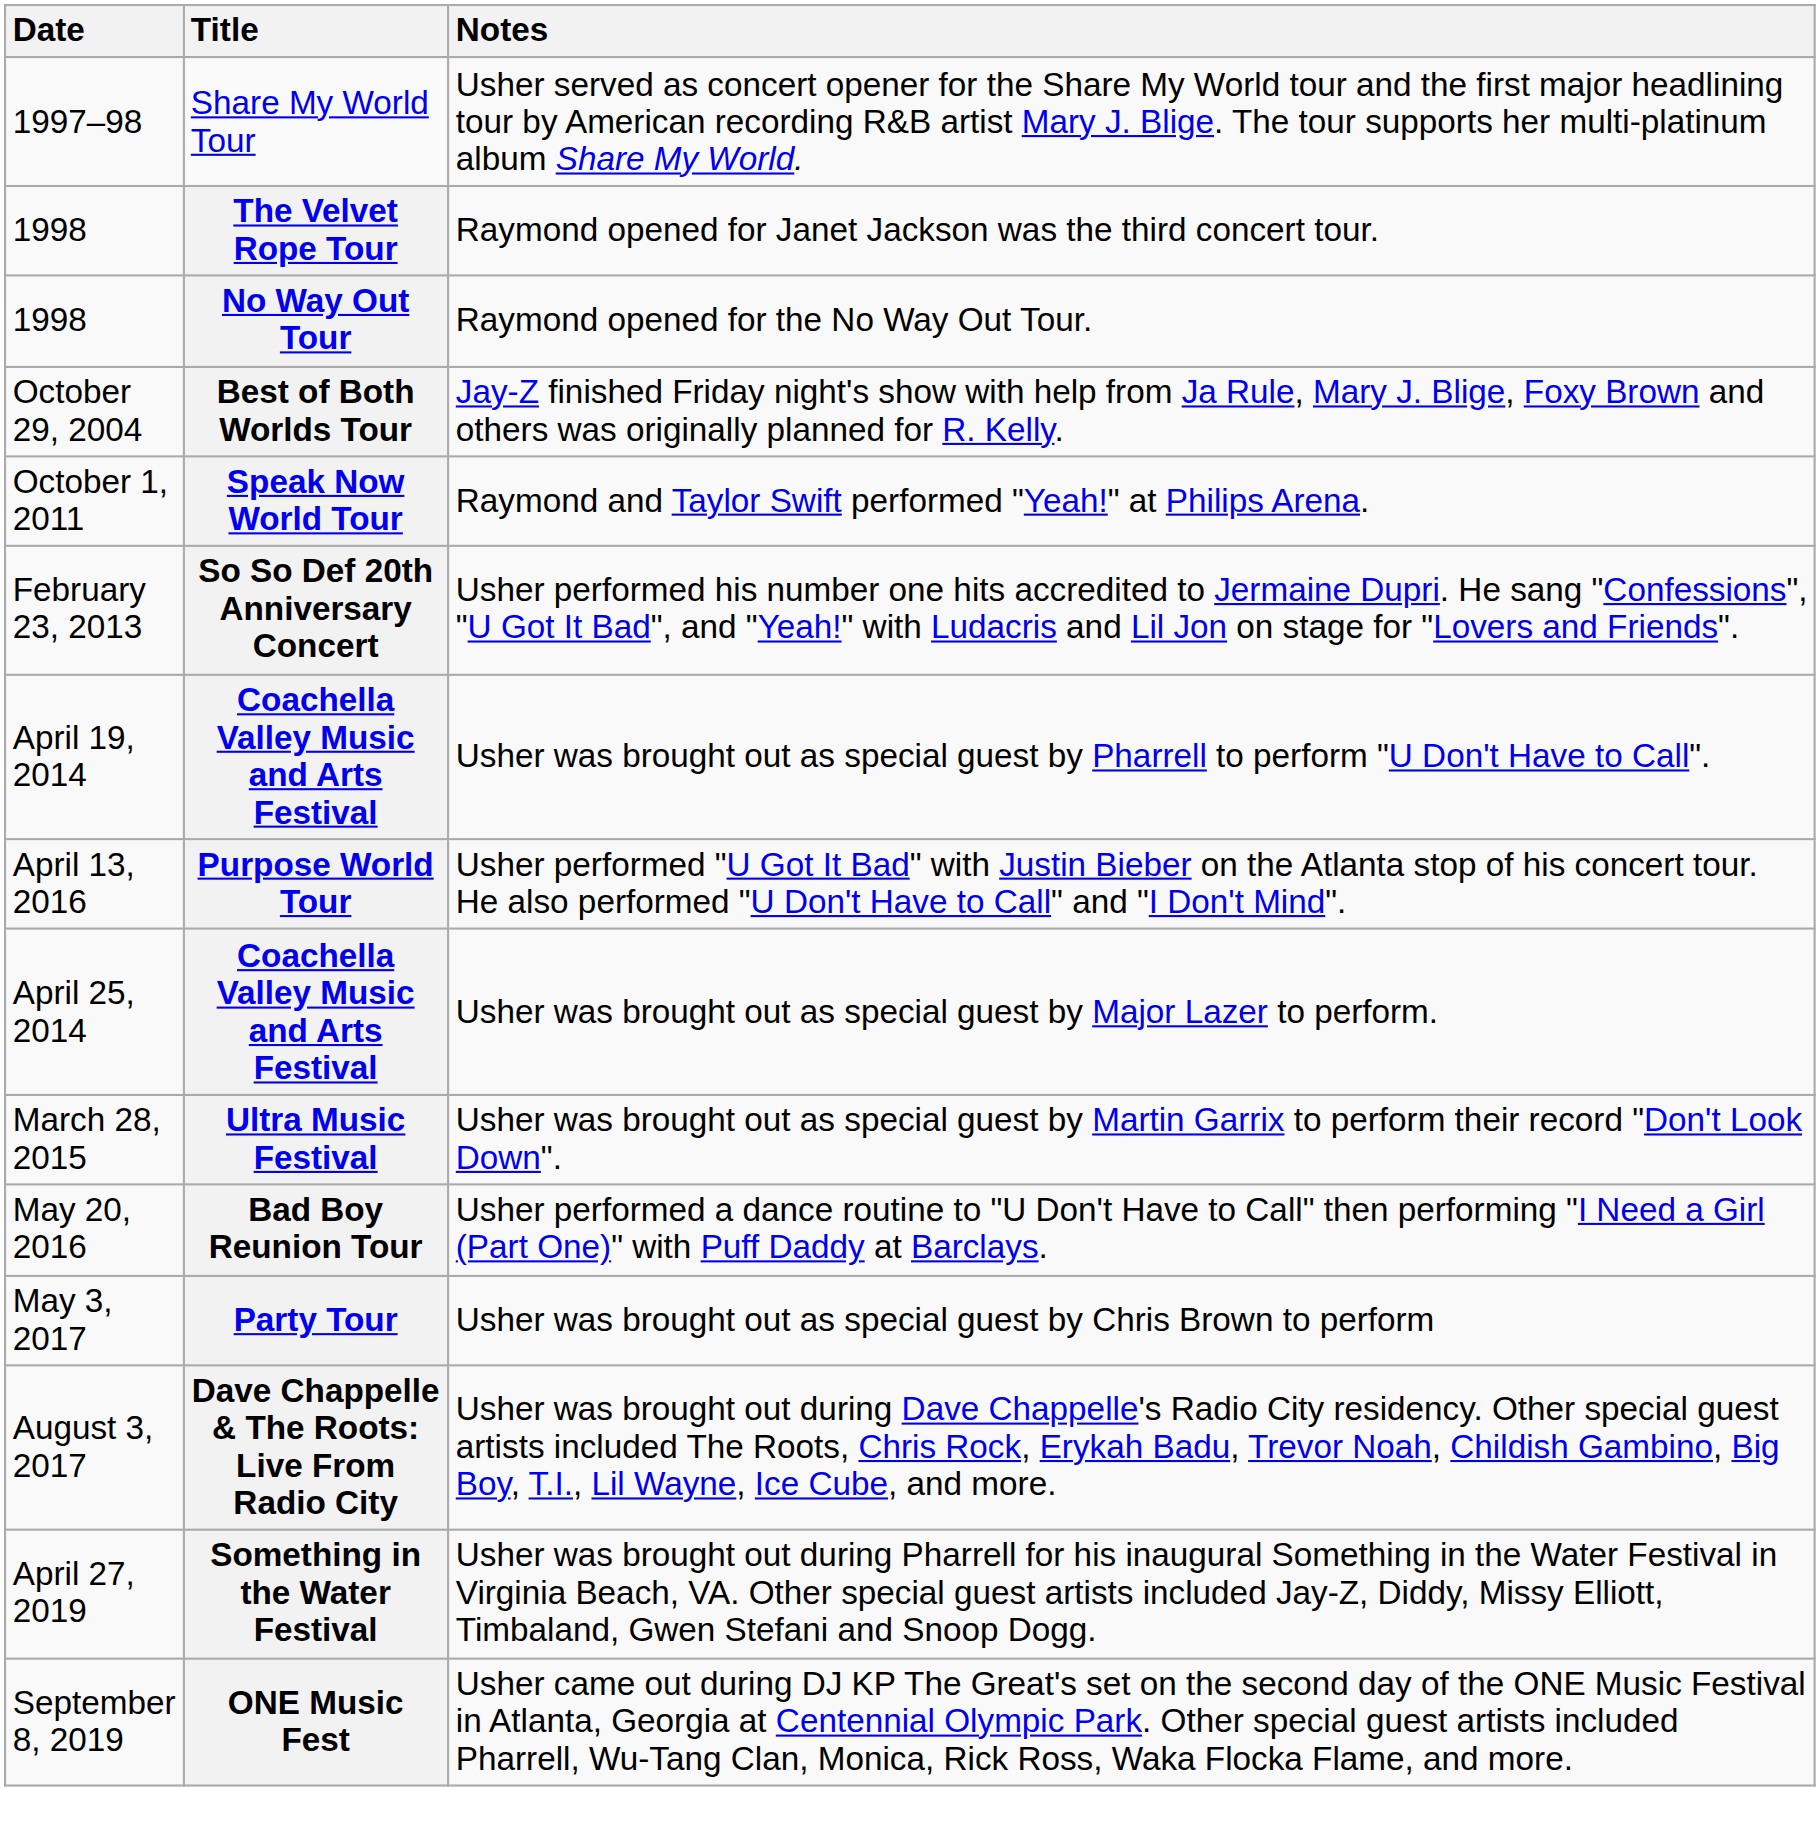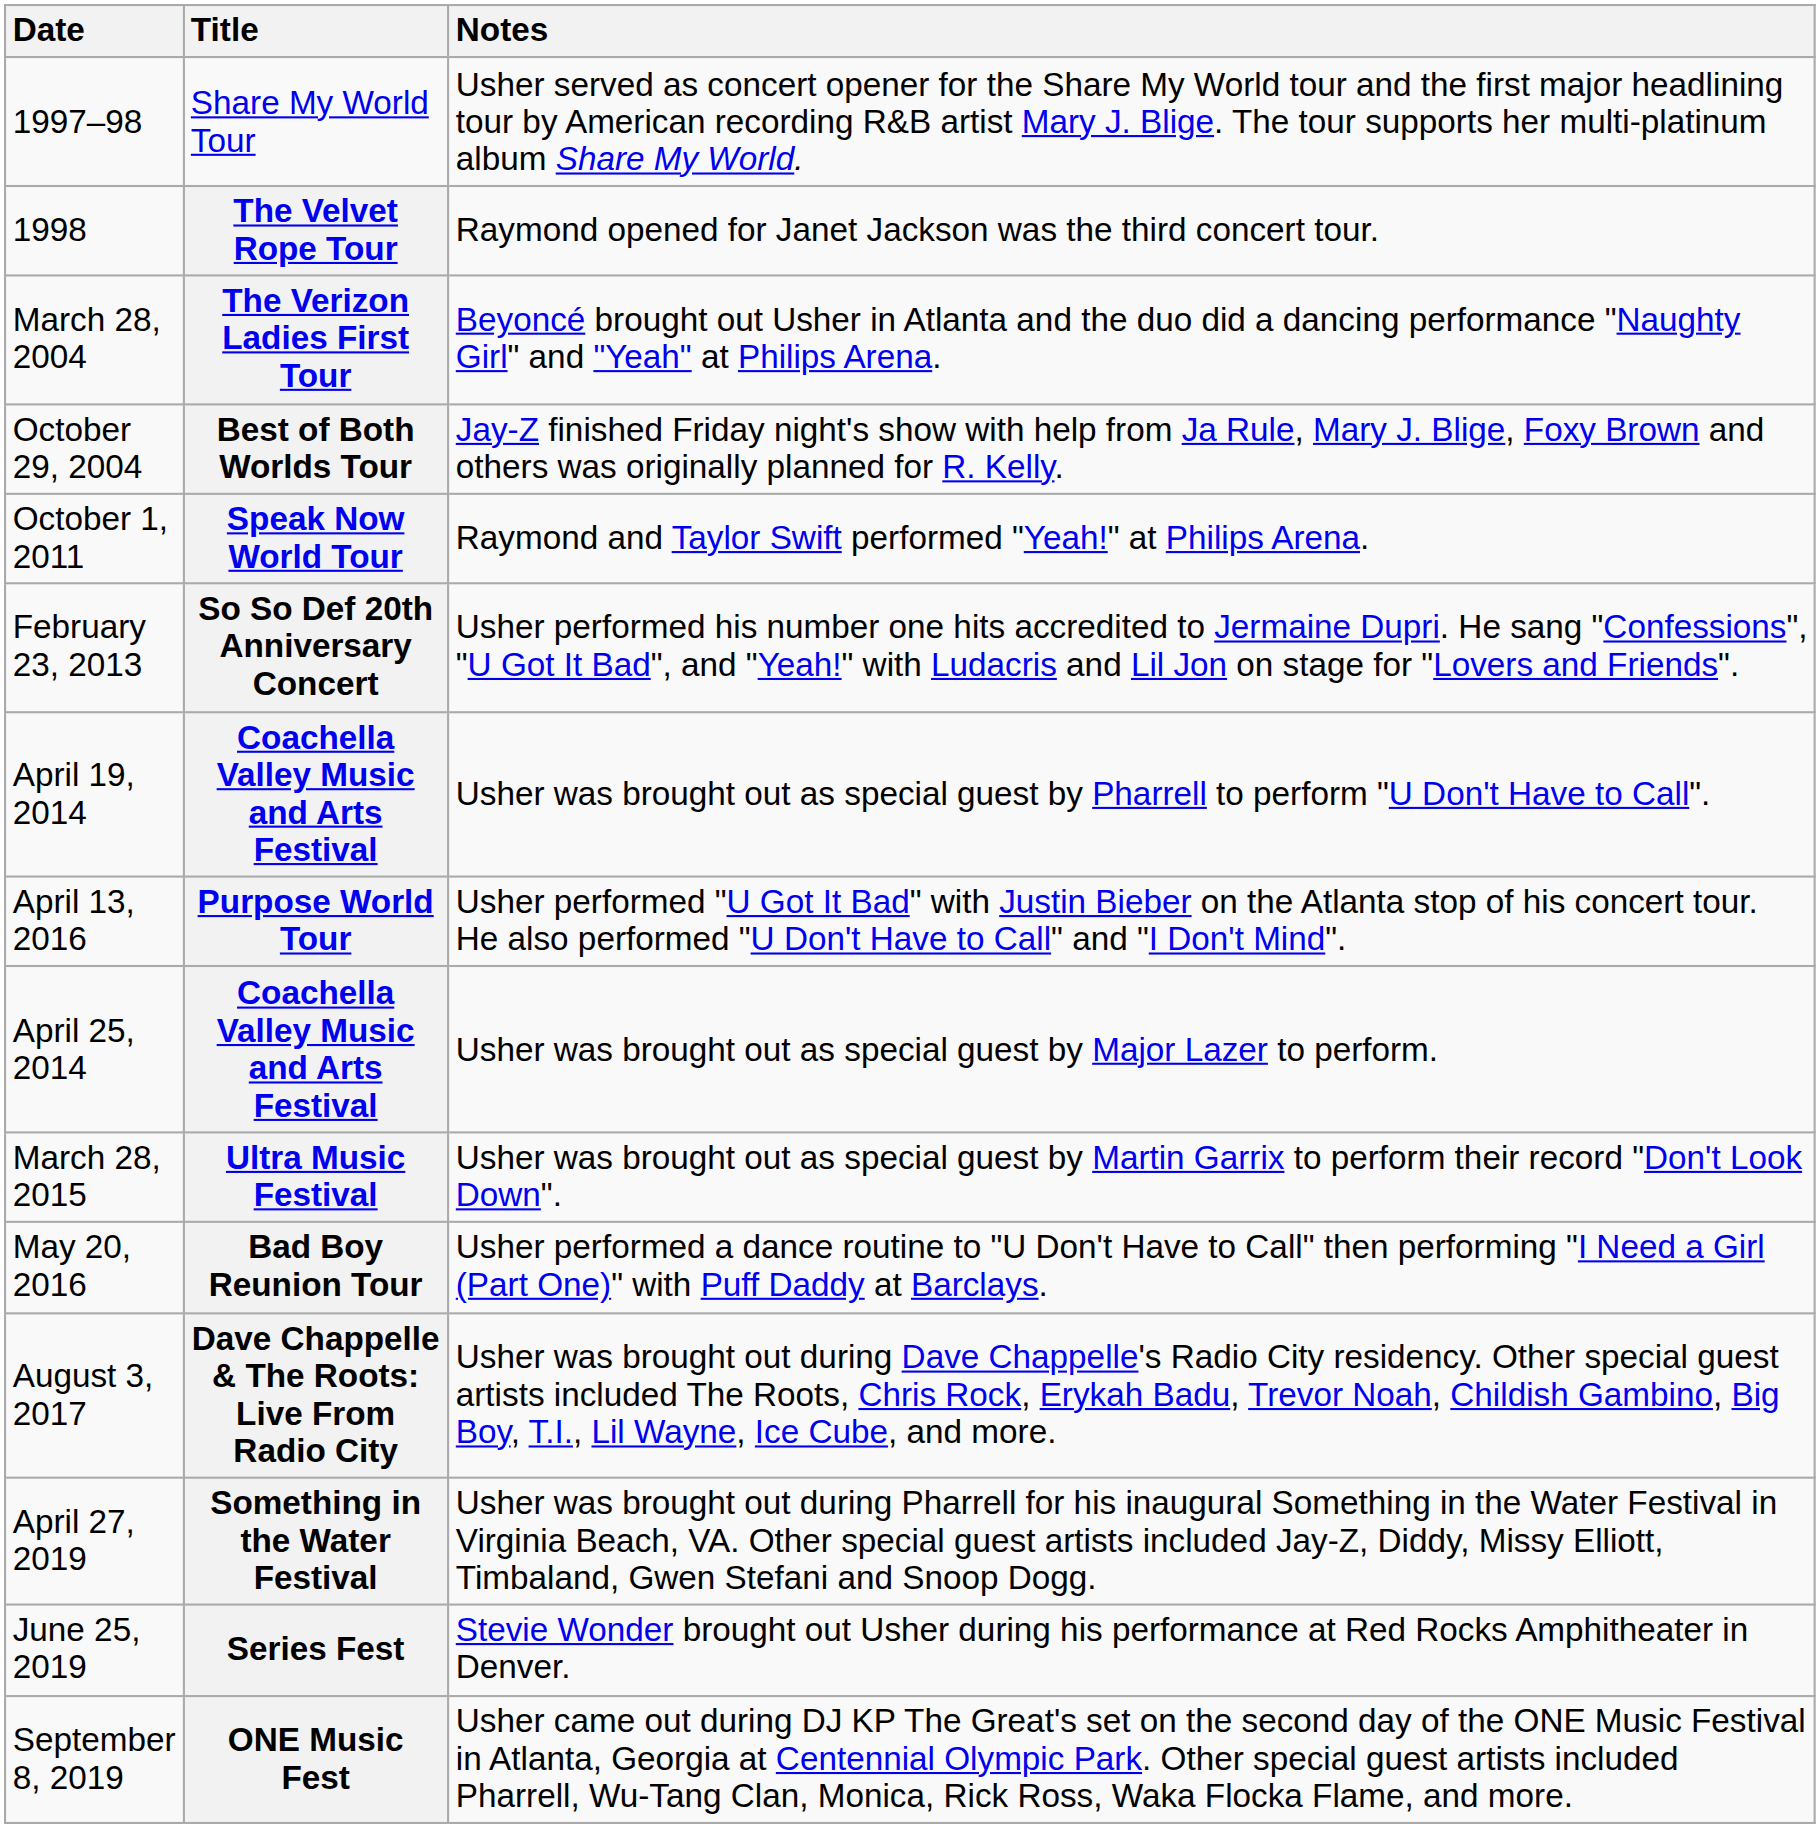- row: (316, 320)
+ row: (316, 338)
- row: (316, 1319)
+ row: (316, 1649)
